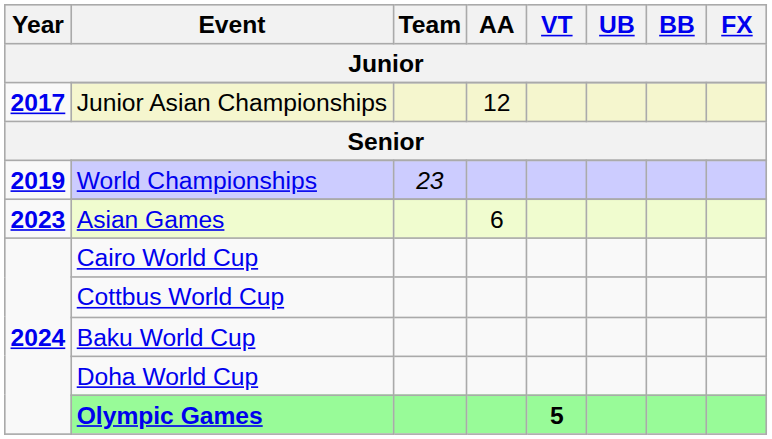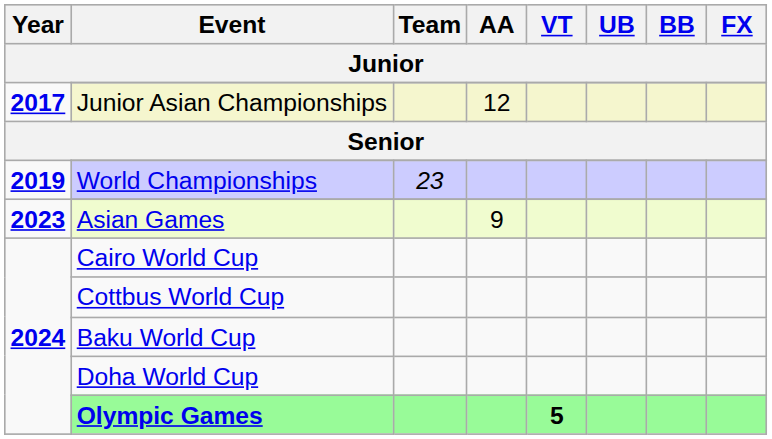(497, 219) 6 -> (497, 219) 9
